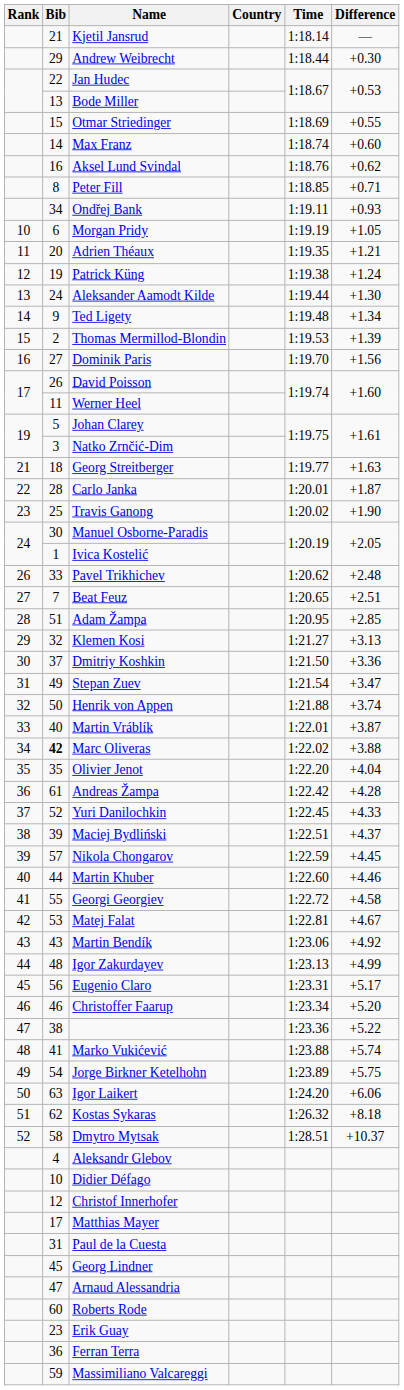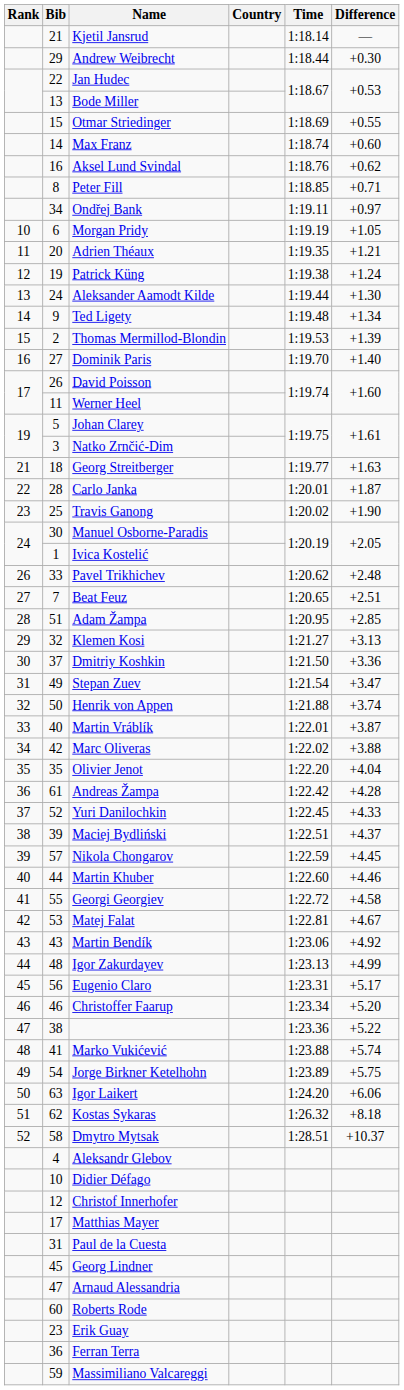(365, 209) +0.93 -> (365, 209) +0.97
(365, 360) +1.56 -> (365, 360) +1.40
(56, 748) bold -> (56, 748) normal
